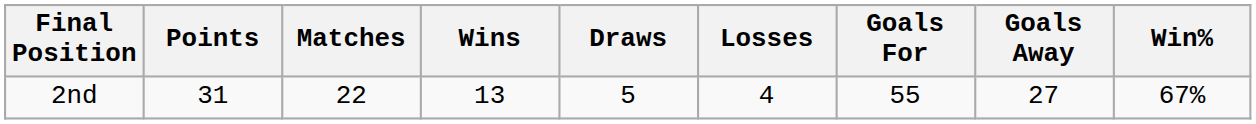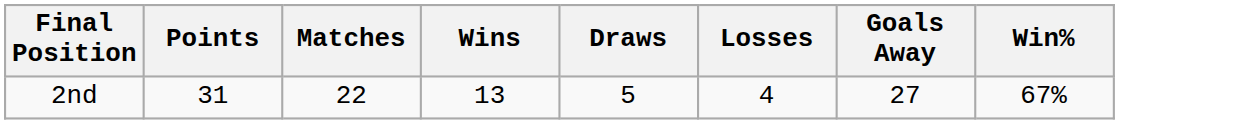- column: (905, 41)
